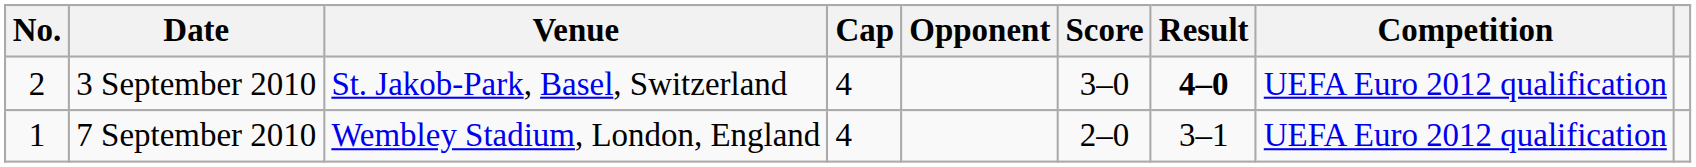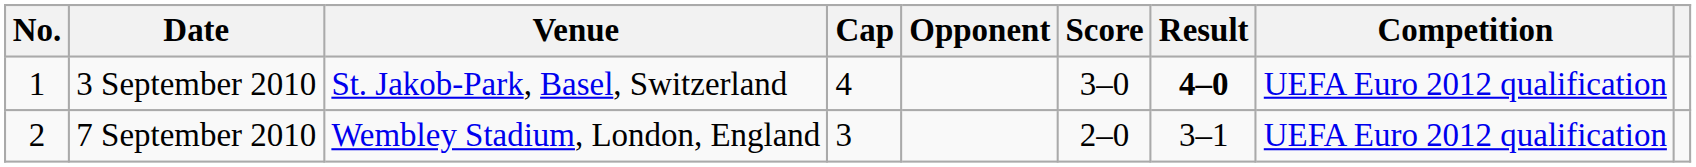(37, 82) 2 -> (37, 82) 1
(37, 135) 1 -> (37, 135) 2
(844, 135) 4 -> (844, 135) 3
